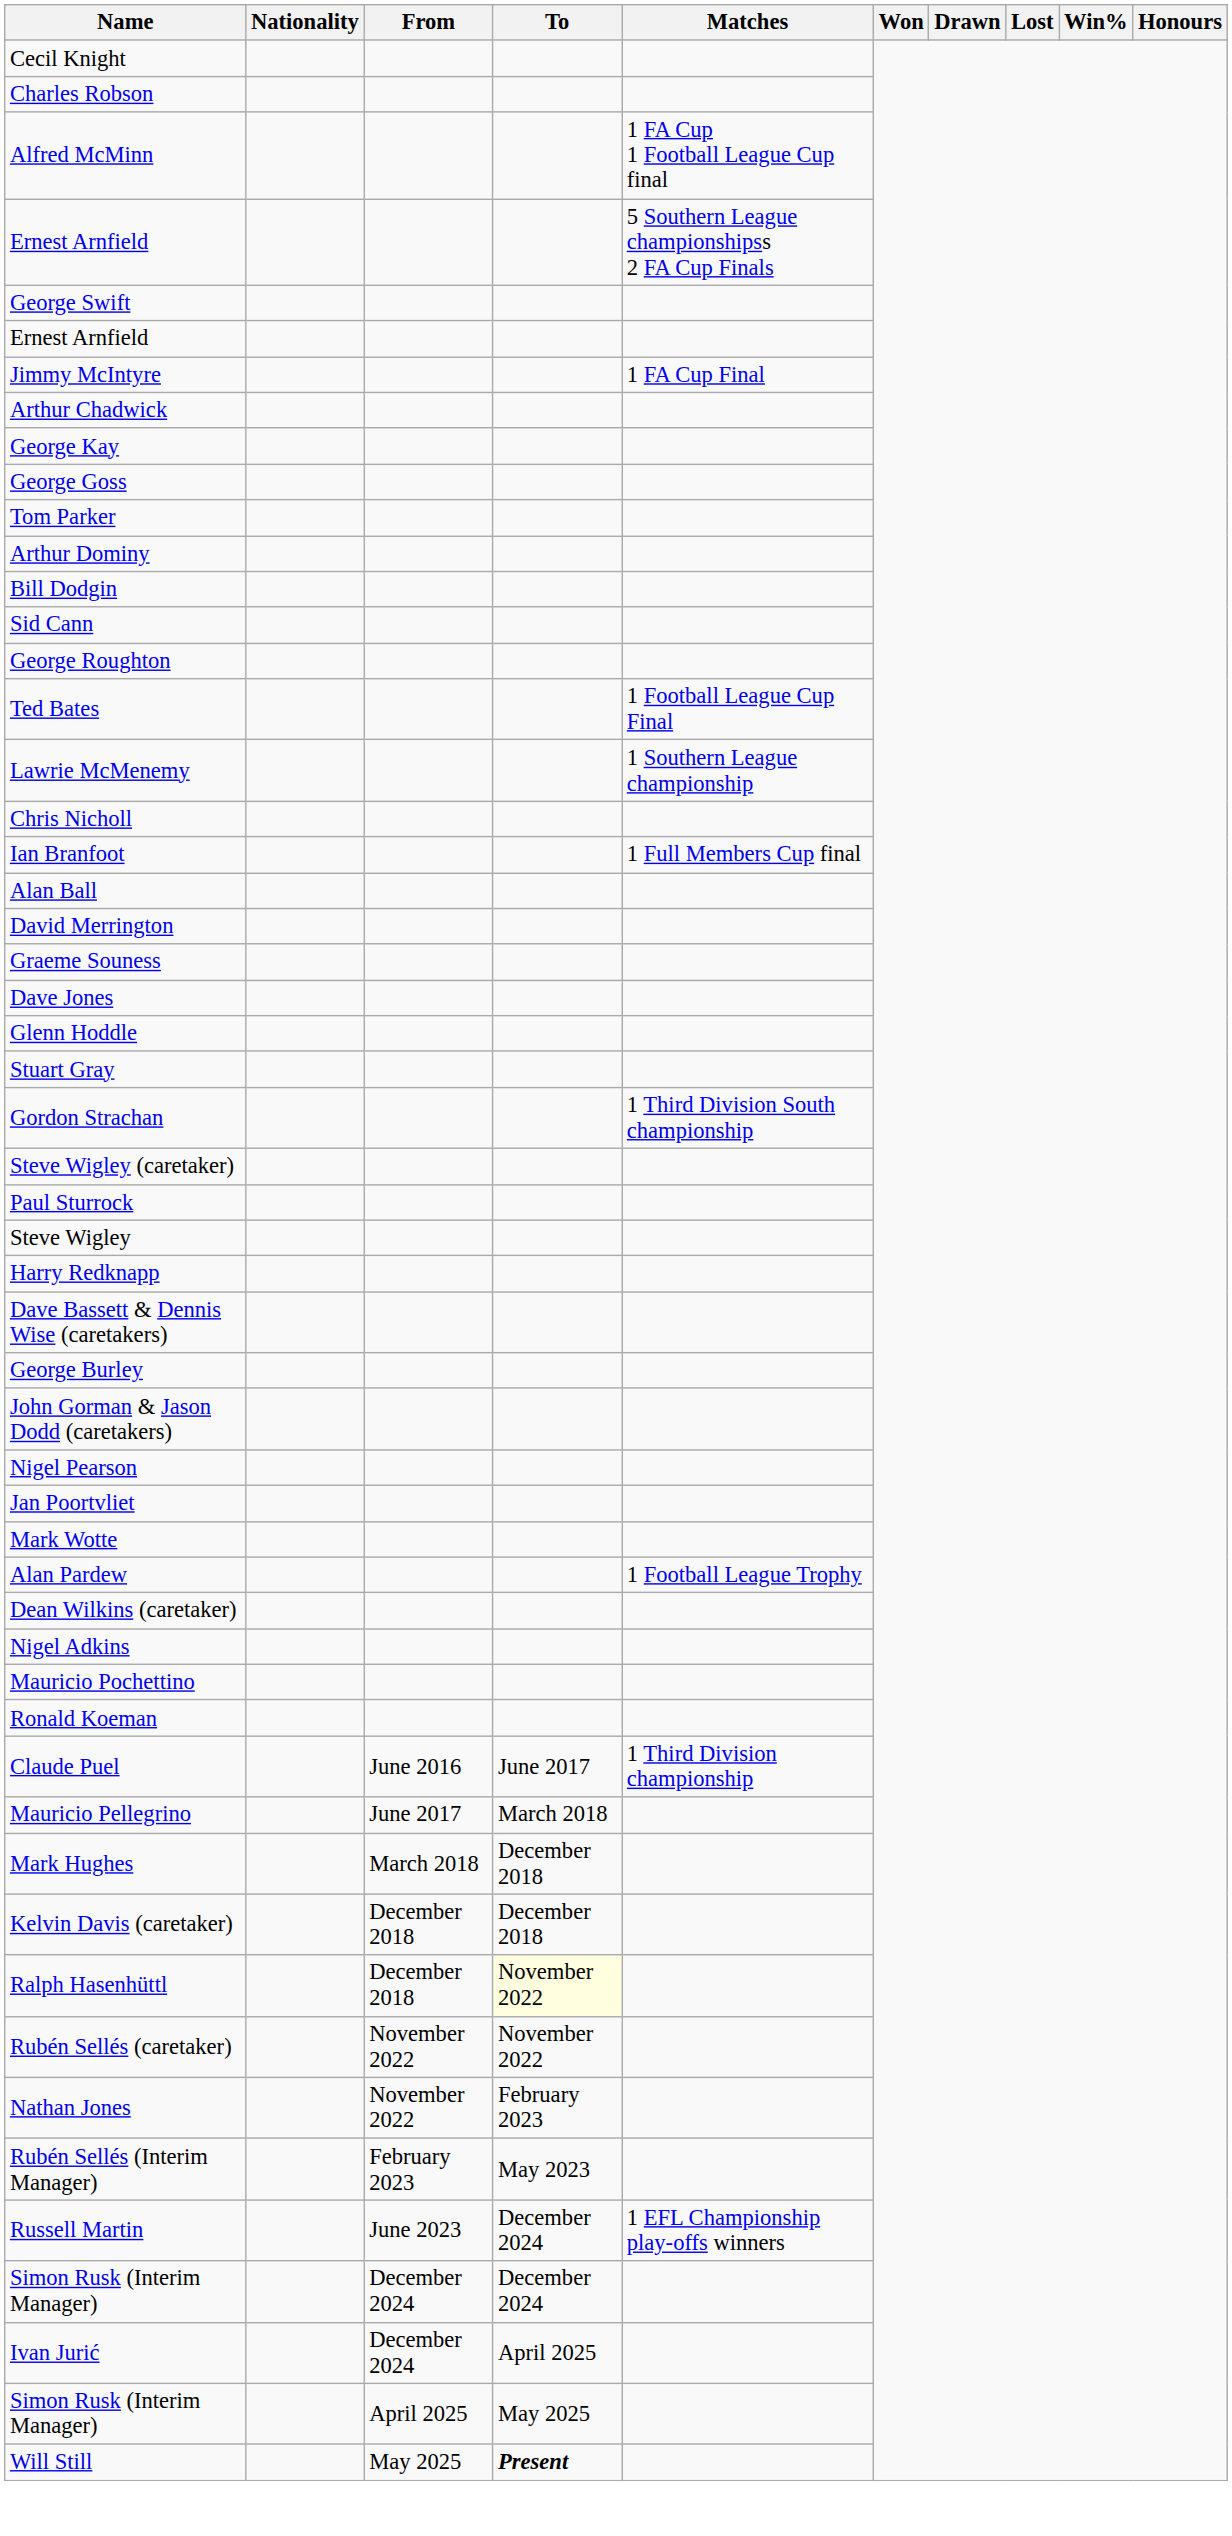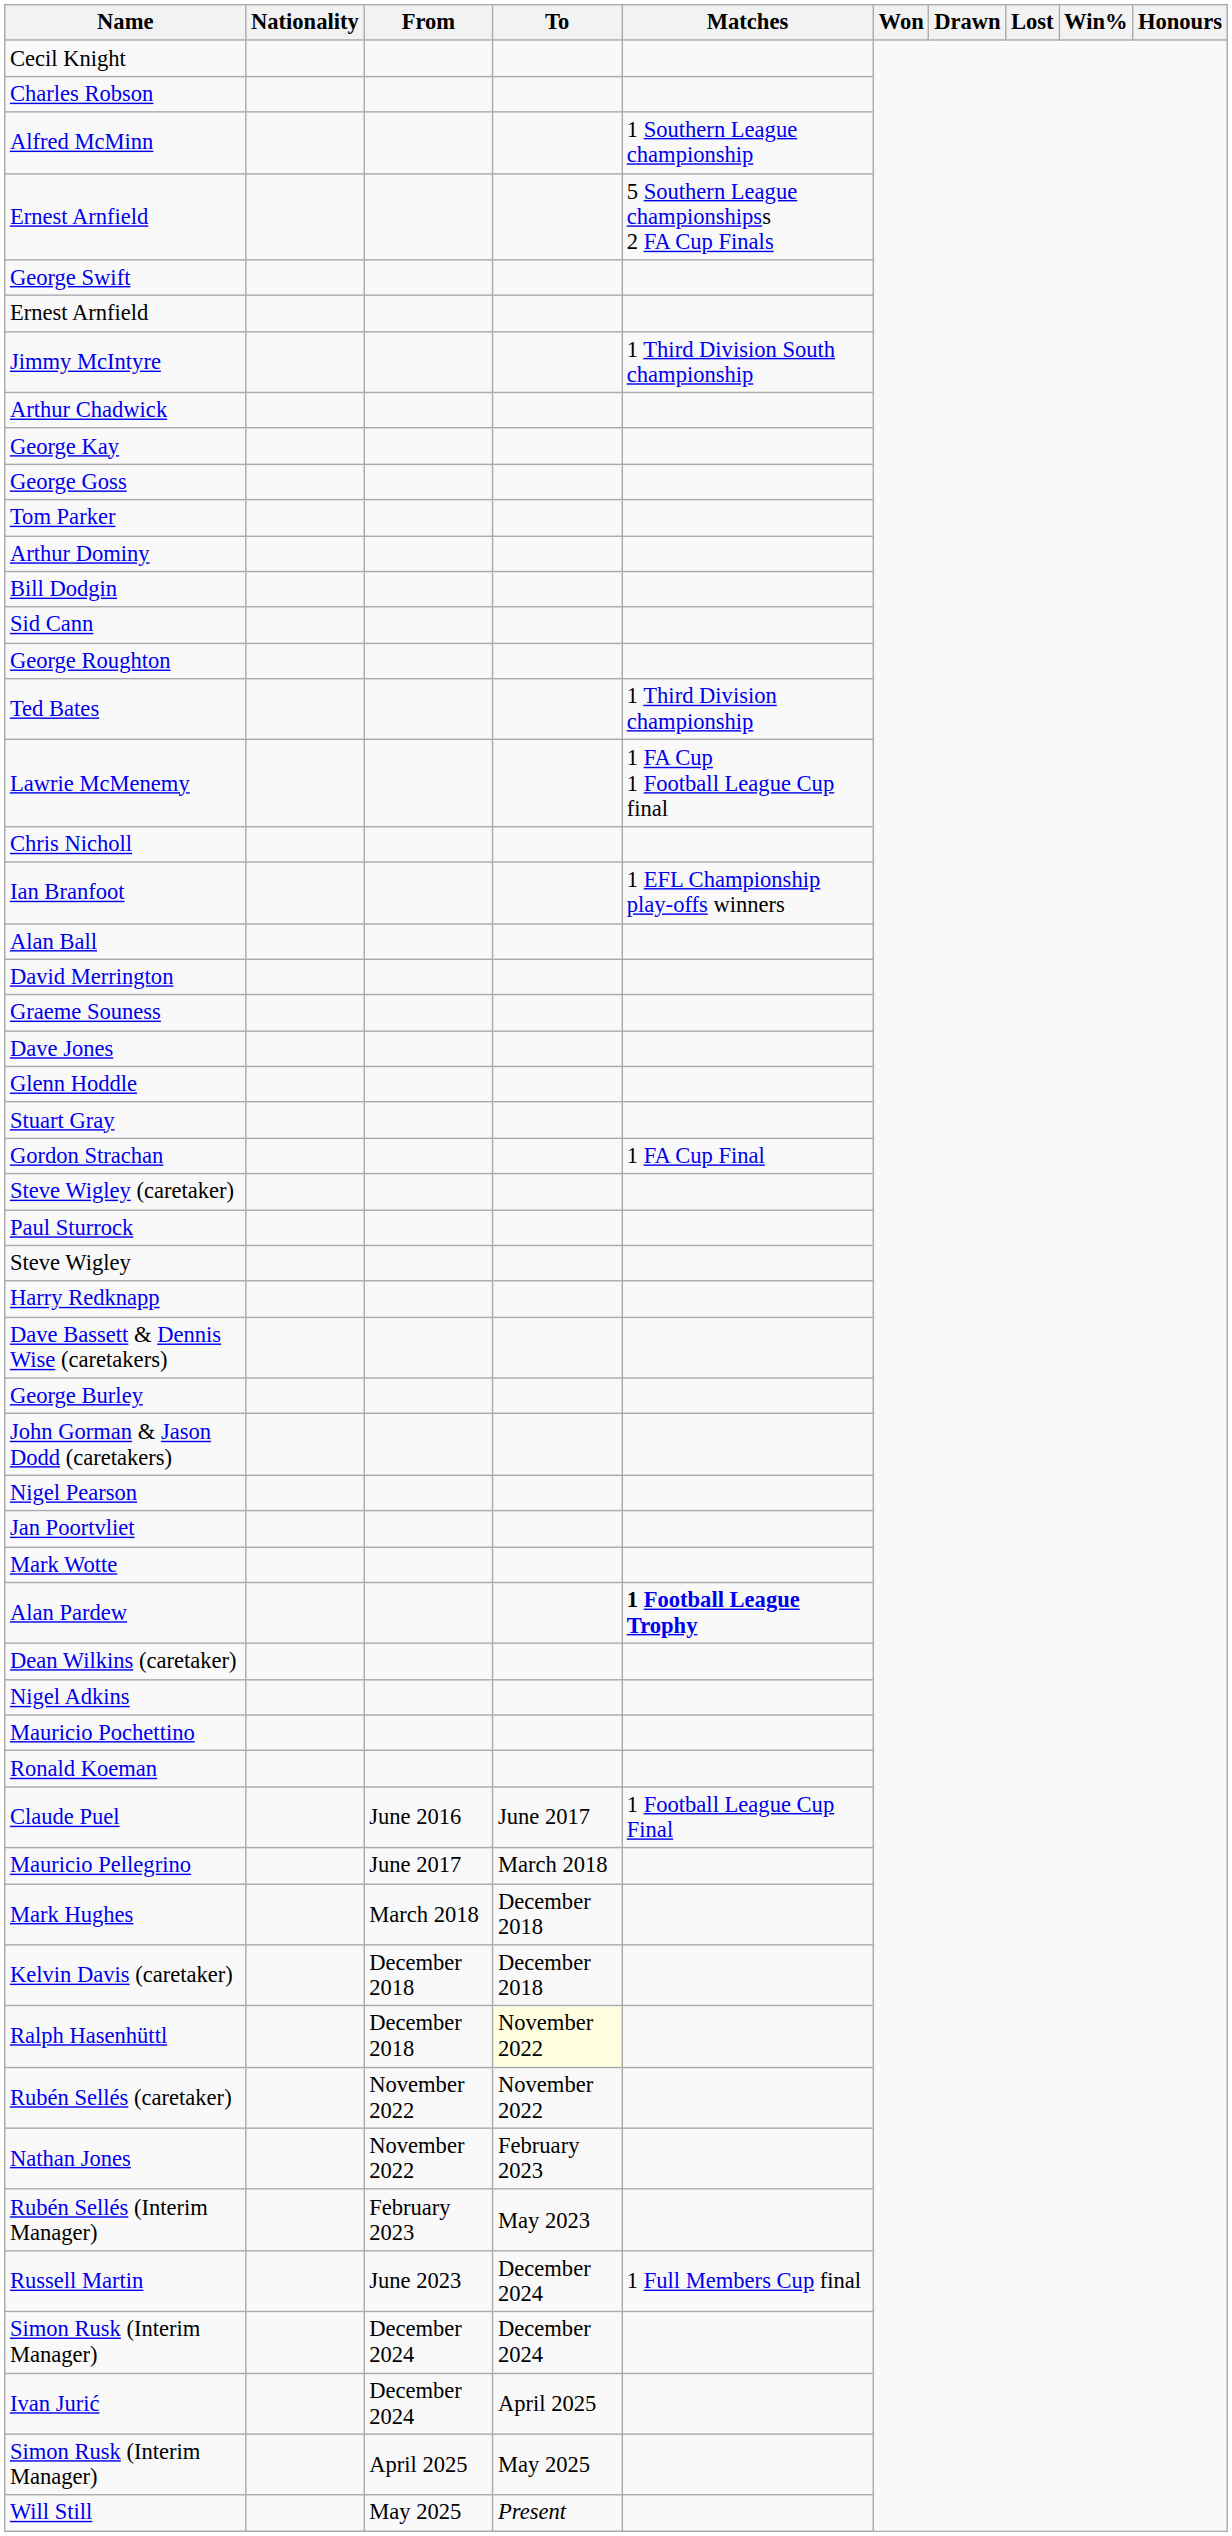(730, 155) 1 FA Cup 1 Football League Cup final -> (712, 142) 1 Southern League championship
(696, 374) 1 FA Cup Final -> (731, 361) 1 Third Division South championship
(730, 709) 1 Football League Cup Final -> (702, 709) 1 Third Division championship
(712, 770) 1 Southern League championship -> (730, 782) 1 FA Cup 1 Football League Cup final
(744, 854) 1 Full Members Cup final -> (723, 892) 1 EFL Championship play-offs winners
(731, 1117) 1 Third Division South championship -> (696, 1155) 1 FA Cup Final
(744, 1574) normal -> (713, 1612) bold
(702, 1766) 1 Third Division championship -> (730, 1816) 1 Football League Cup Final
(723, 2230) 1 EFL Championship play-offs winners -> (744, 2280) 1 Full Members Cup final
(533, 2462) bold -> (532, 2512) normal
